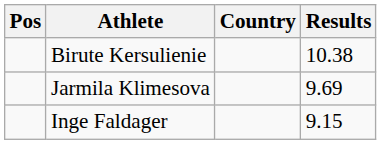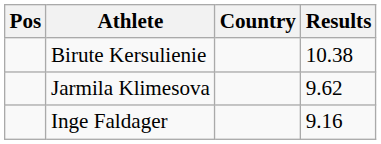(324, 88) 9.69 -> (324, 88) 9.62
(324, 121) 9.15 -> (324, 121) 9.16
